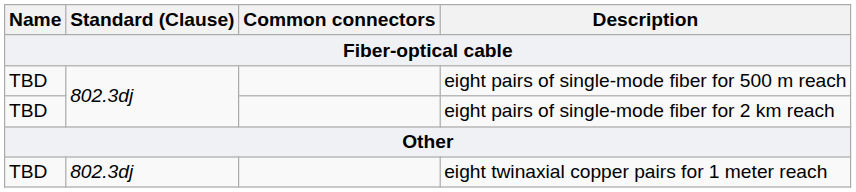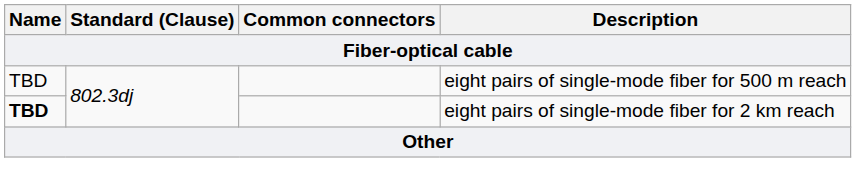(28, 111) normal -> (29, 111) bold
- row: (636, 171)
